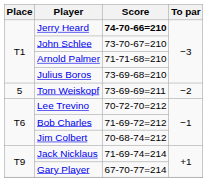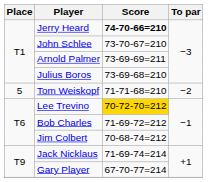(136, 59) 71-71-68=210 -> (135, 59) 73-69-69=211
(135, 91) 73-69-69=211 -> (136, 91) 71-71-68=210
(136, 106) no background -> (136, 106) gold background
